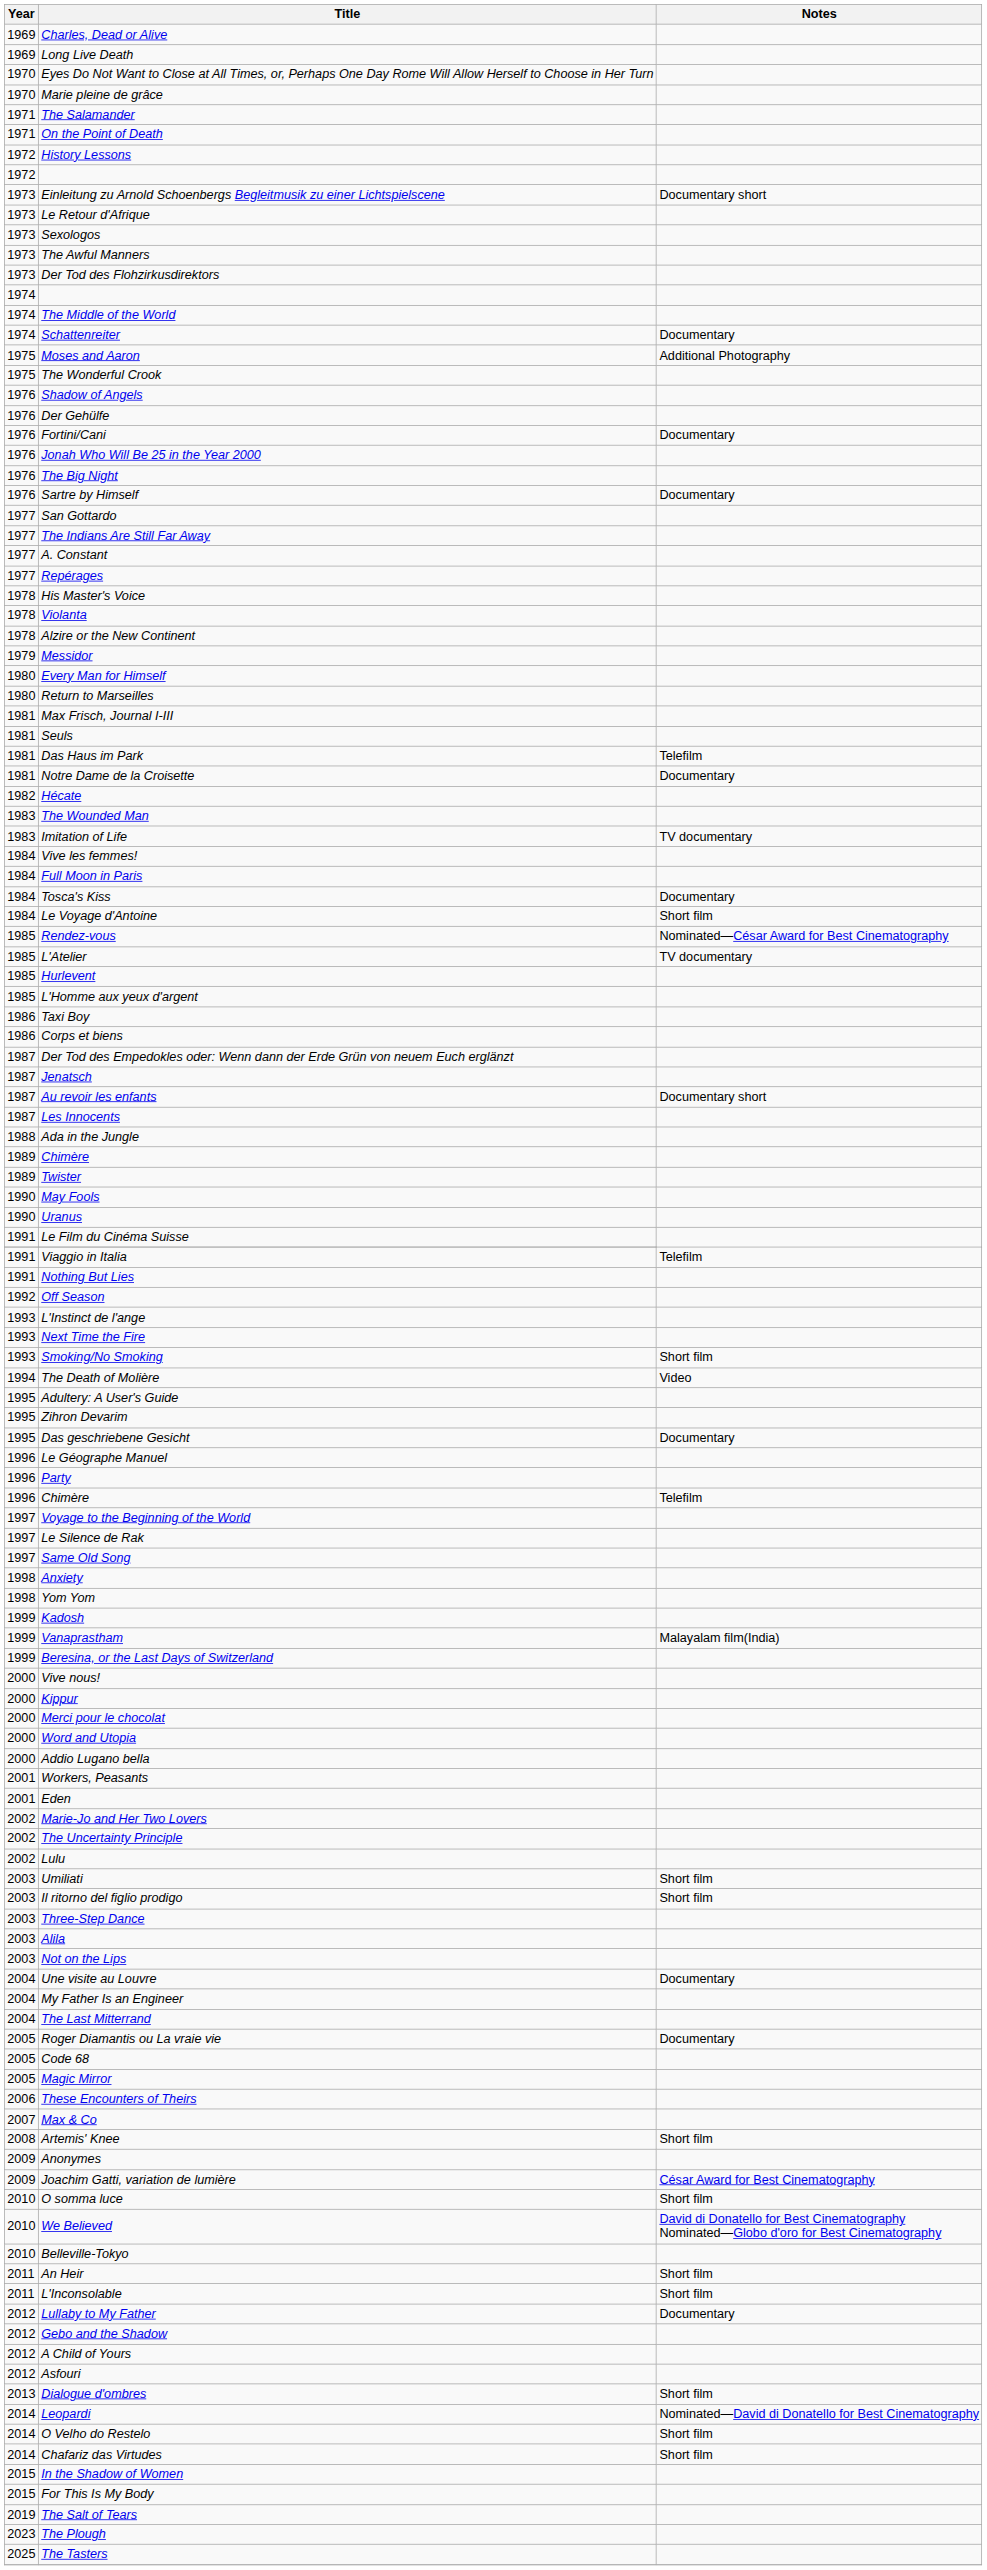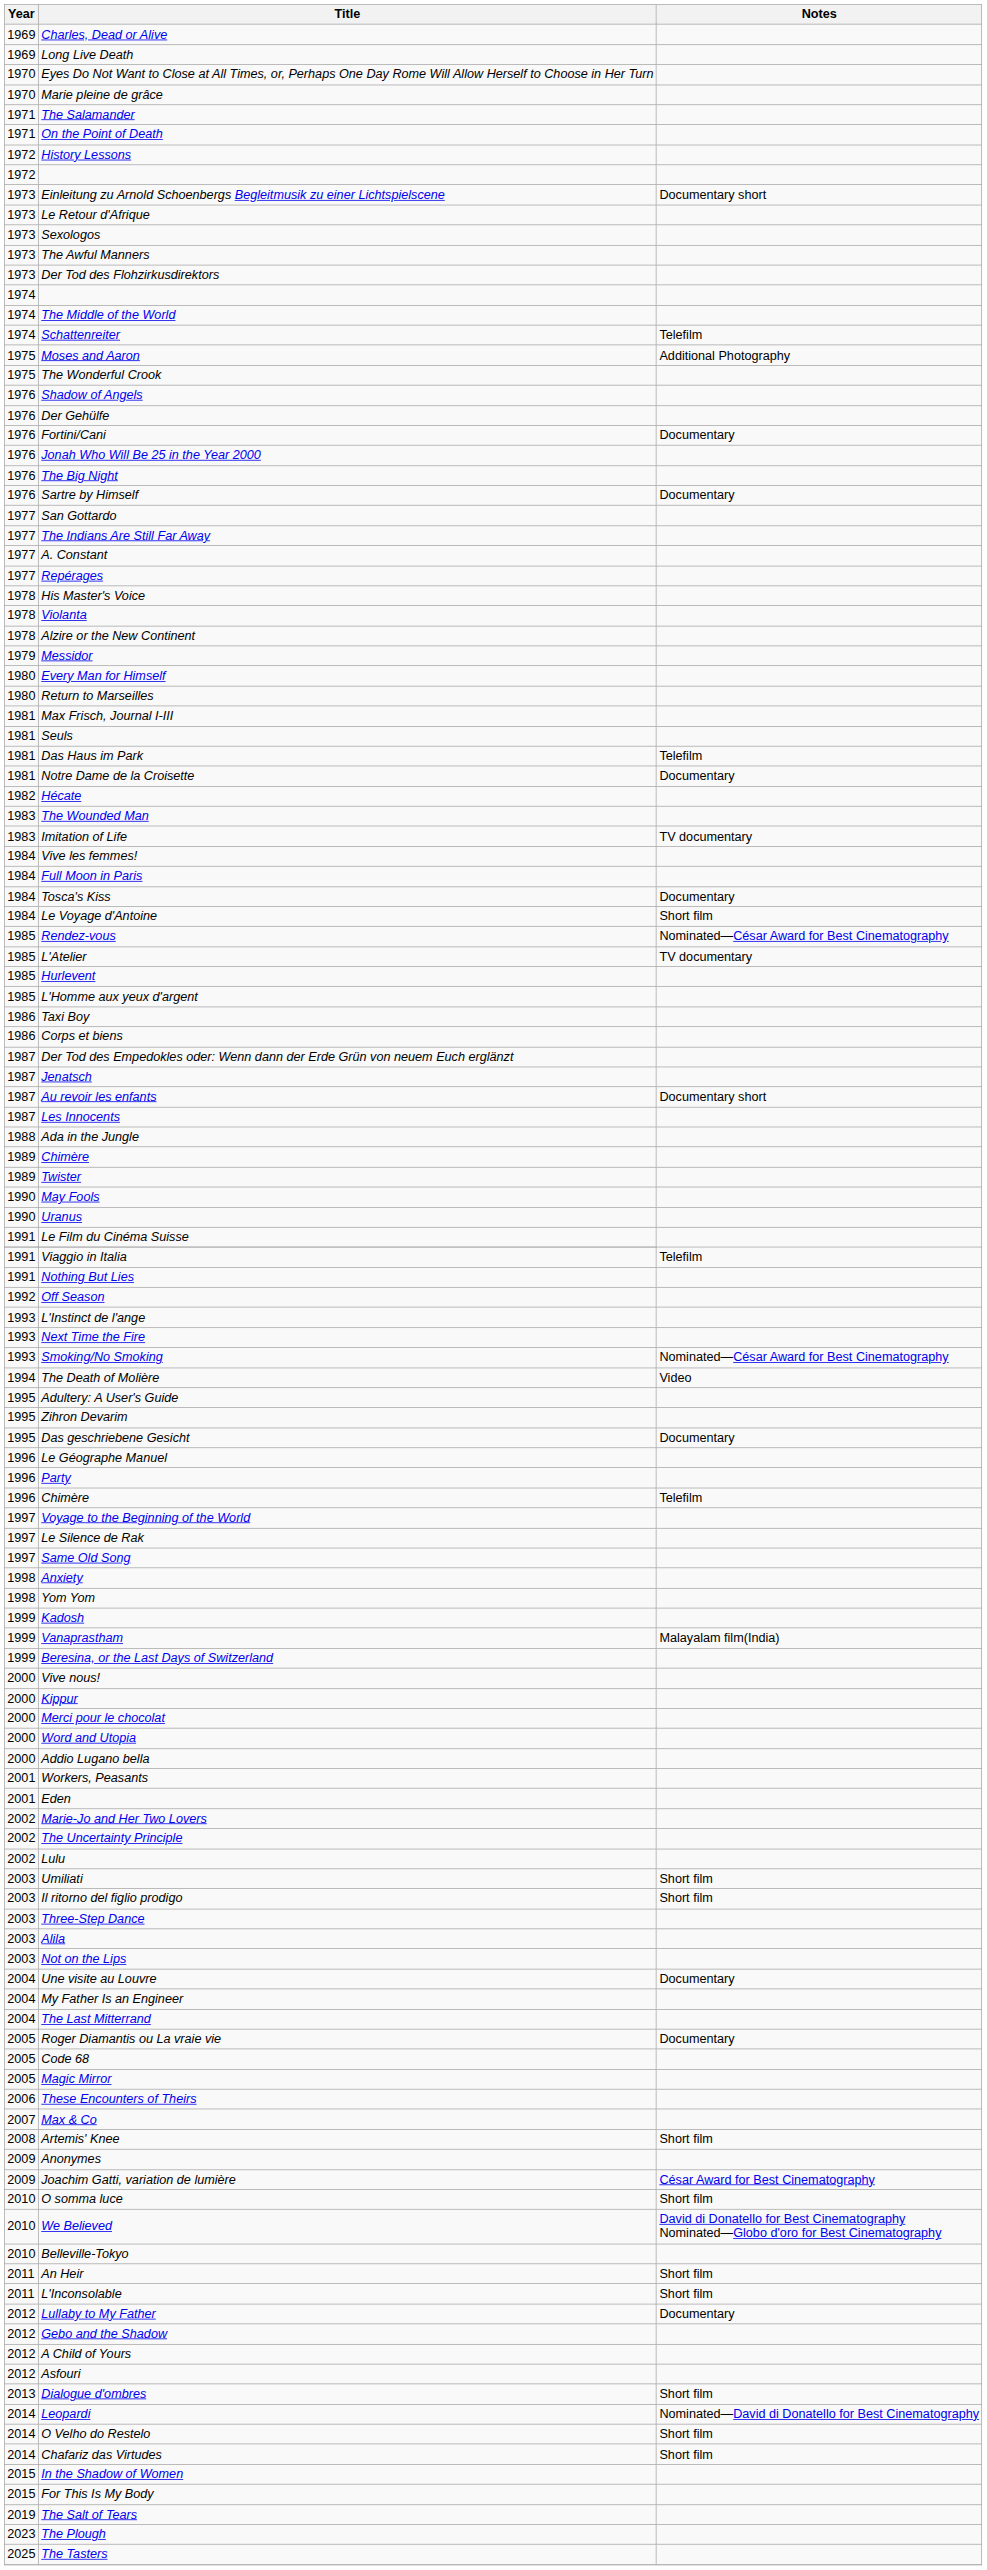(697, 335) Documentary -> (681, 335) Telefilm
(686, 1357) Short film -> (804, 1357) Nominated—César Award for Best Cinematography
